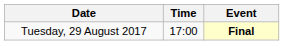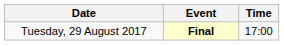columns swapped: (184, 13) <-> (241, 13)
